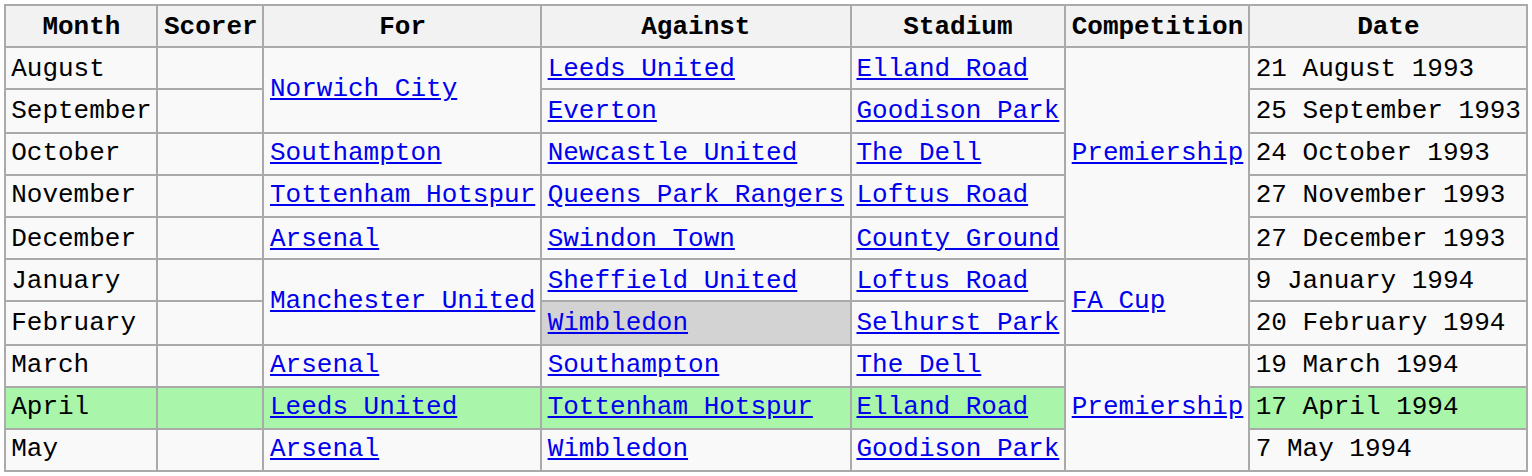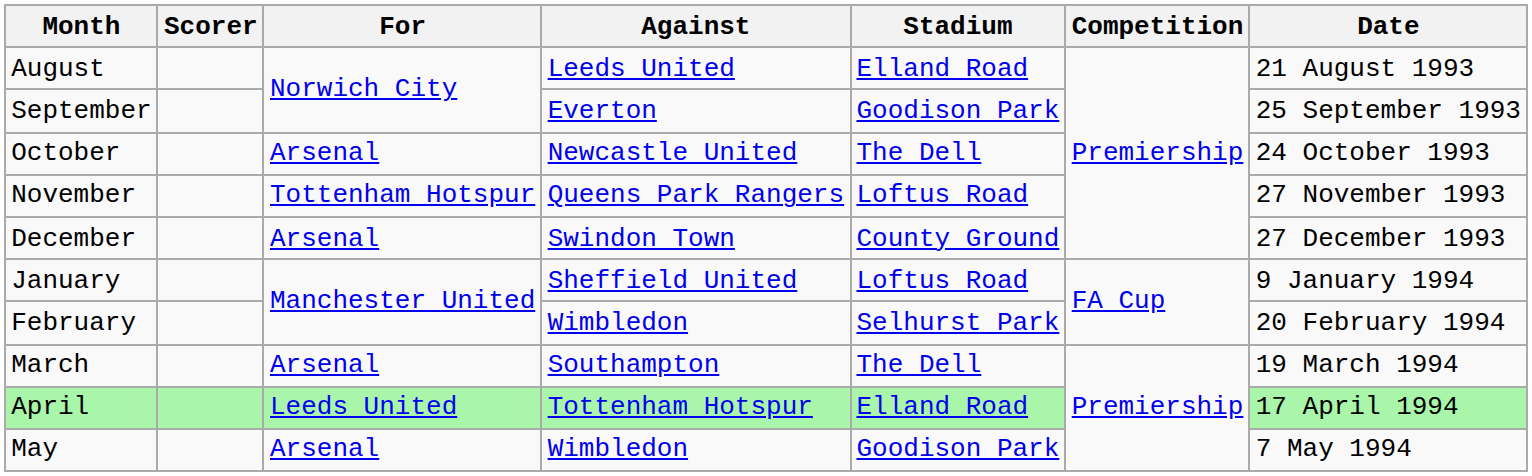(356, 153) Southampton -> (325, 153) Arsenal
(618, 323) lightgrey background -> (618, 323) no background
